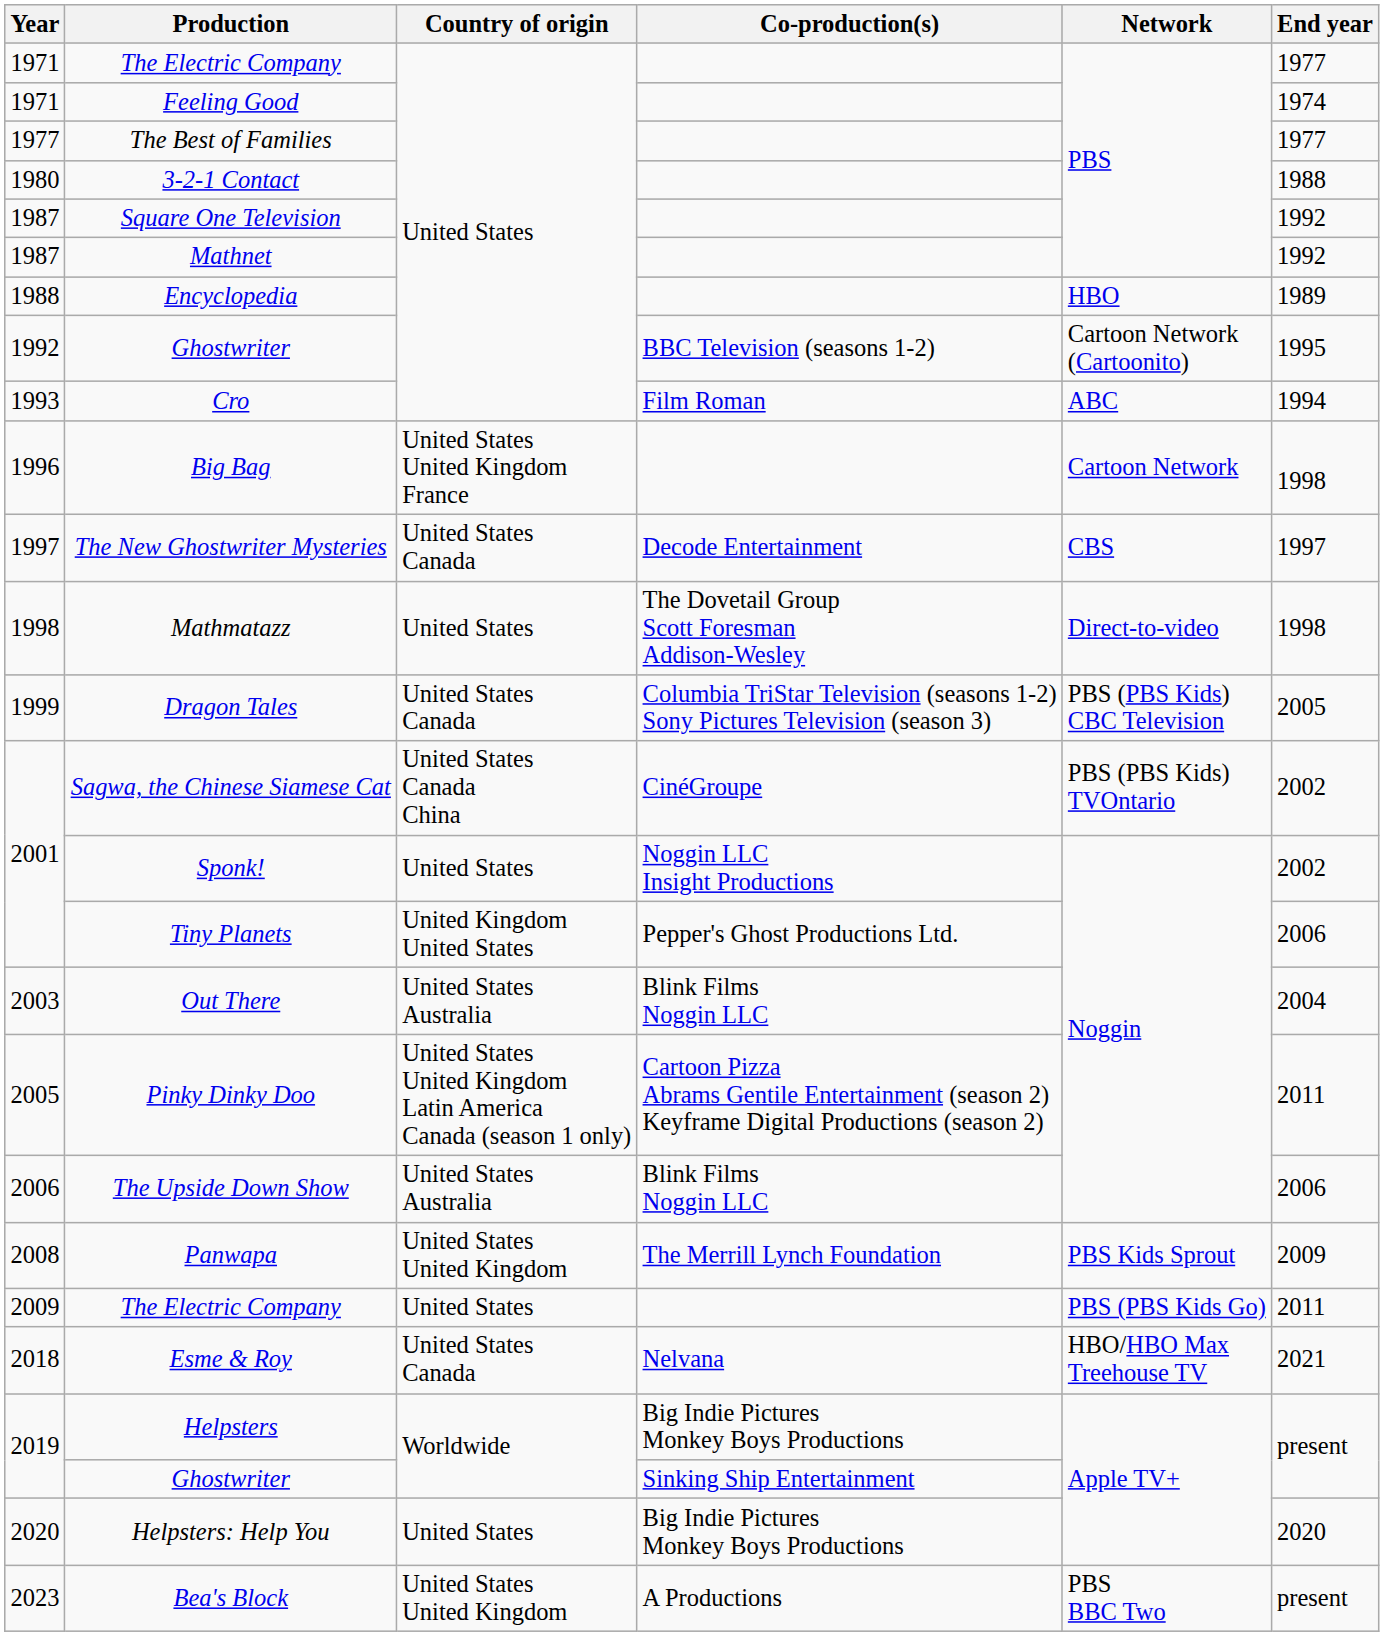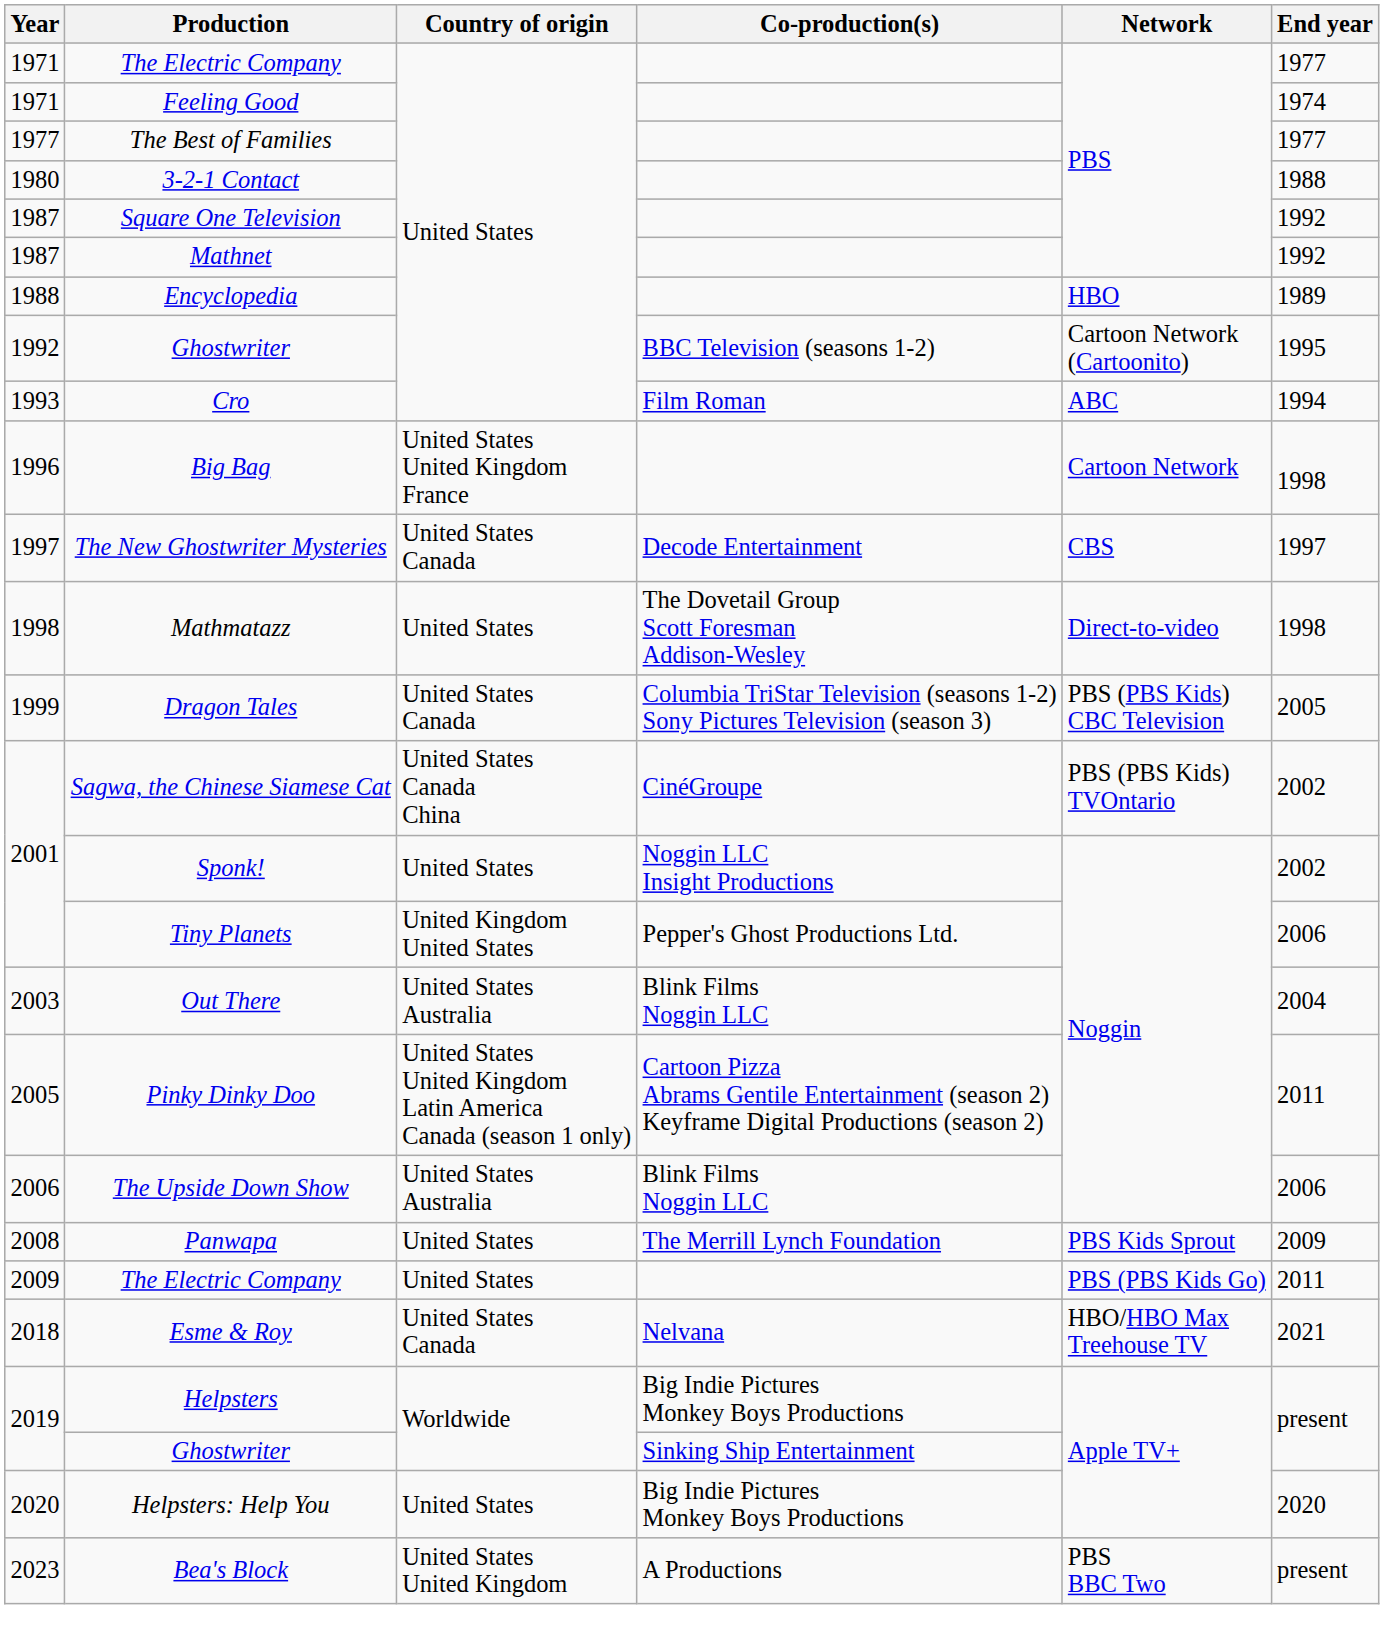(485, 1254) United States United Kingdom -> (468, 1241) United States
